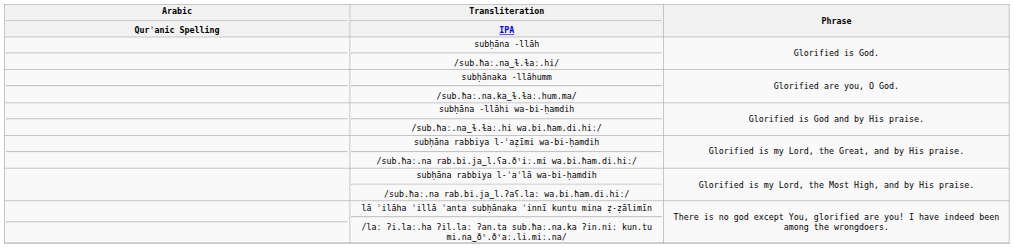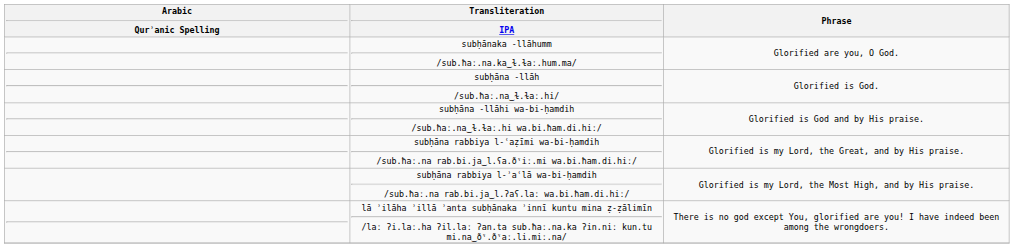rows swapped: (507, 53) <-> (507, 86)
